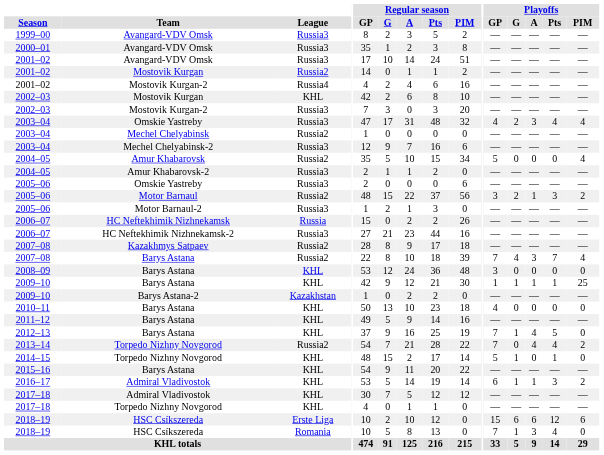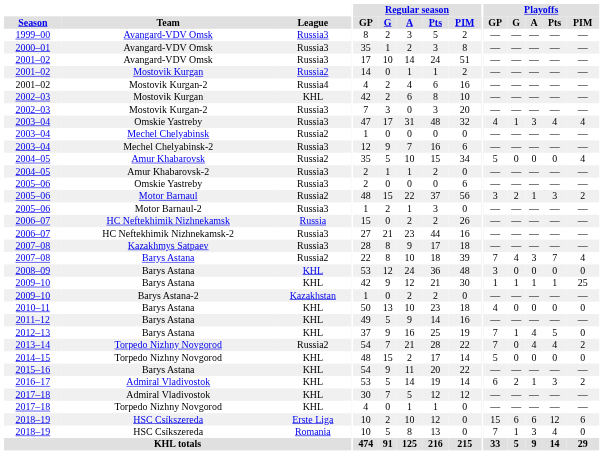(516, 121) 2 -> (516, 121) 1
(313, 245) Russia2 -> (313, 245) Russia3
(516, 357) 1 -> (516, 357) 0
(555, 357) 1 -> (555, 357) 0
(516, 382) 1 -> (516, 382) 2
